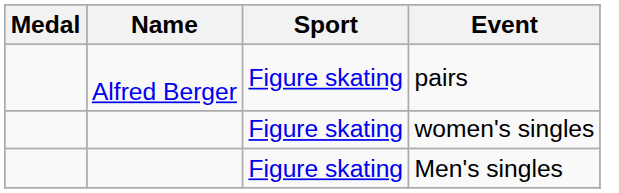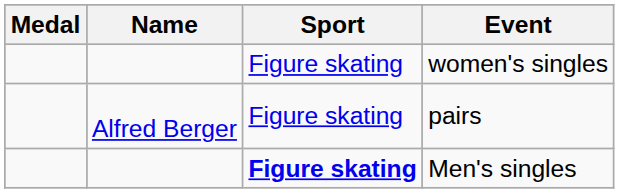rows swapped: (504, 130) <-> (441, 77)
(326, 169) normal -> (333, 169) bold
